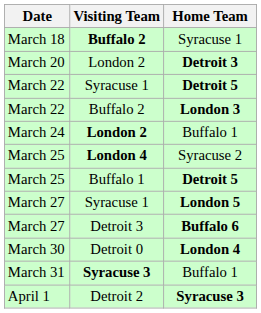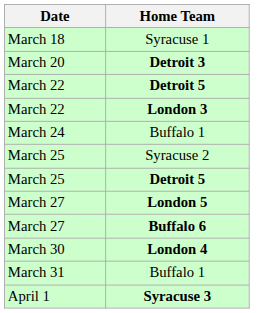- column: (117, 16)
